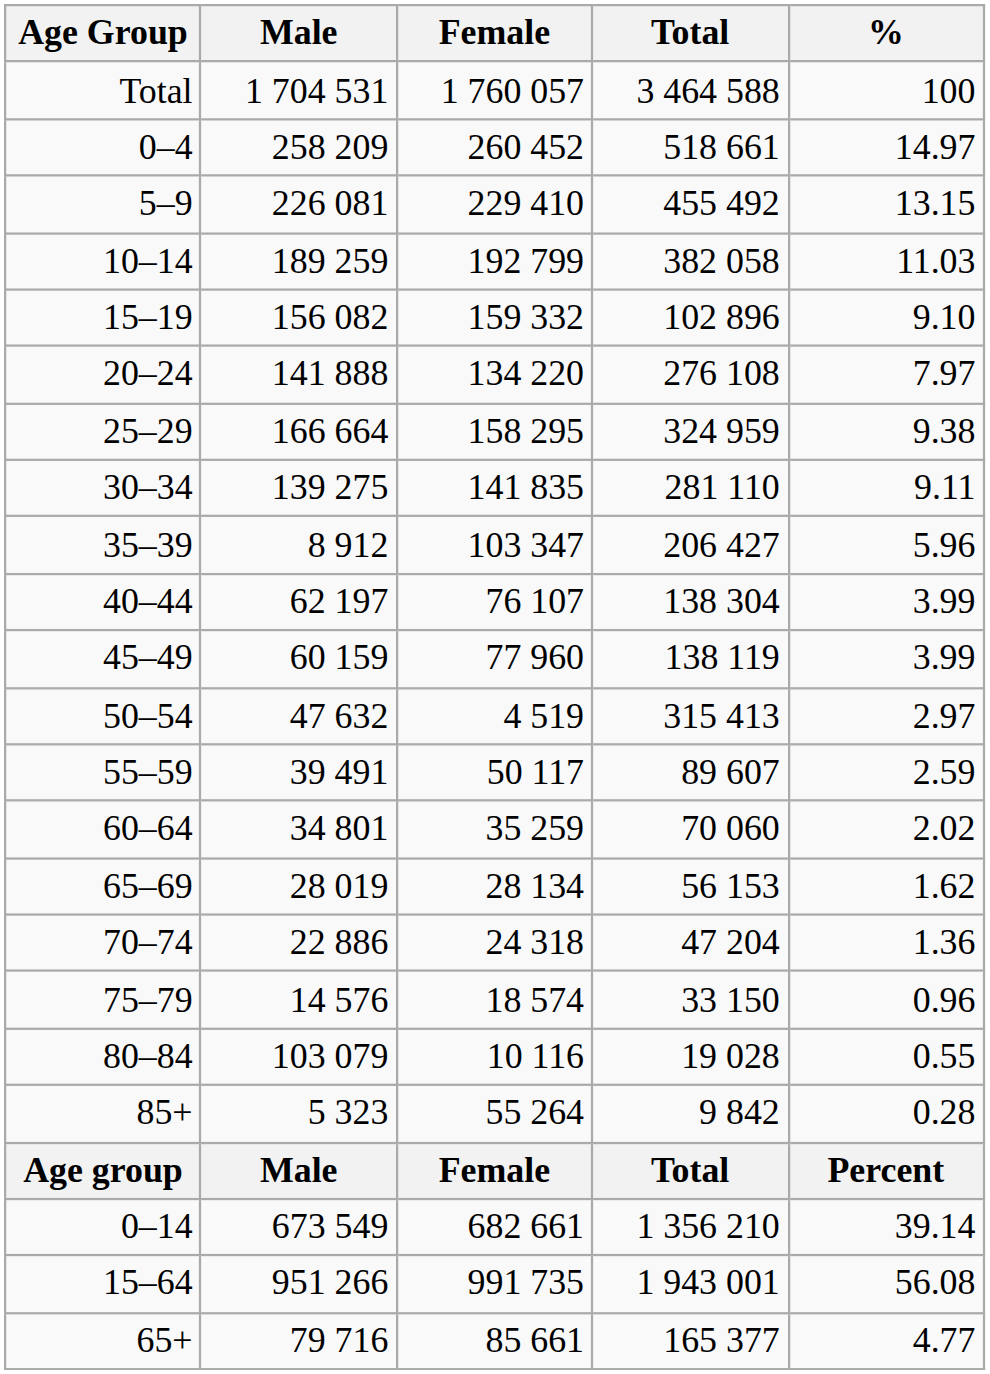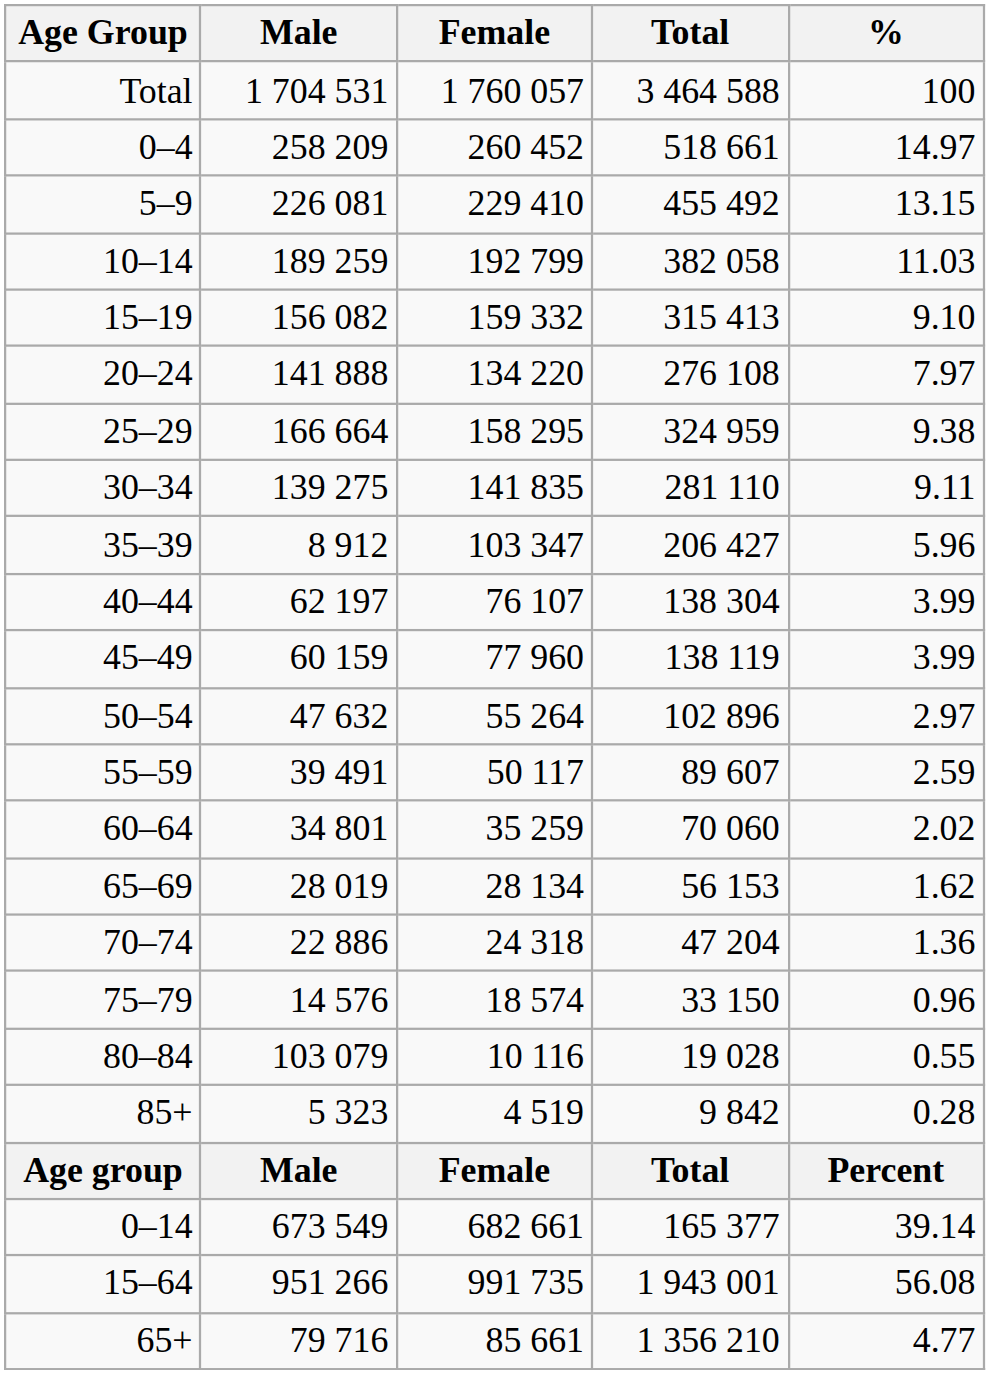(722, 317) 102 896 -> (722, 317) 315 413
(544, 714) 4 519 -> (535, 714) 55 264
(722, 714) 315 413 -> (722, 714) 102 896
(535, 1112) 55 264 -> (544, 1112) 4 519
(708, 1226) 1 356 210 -> (722, 1226) 165 377
(722, 1340) 165 377 -> (708, 1340) 1 356 210
